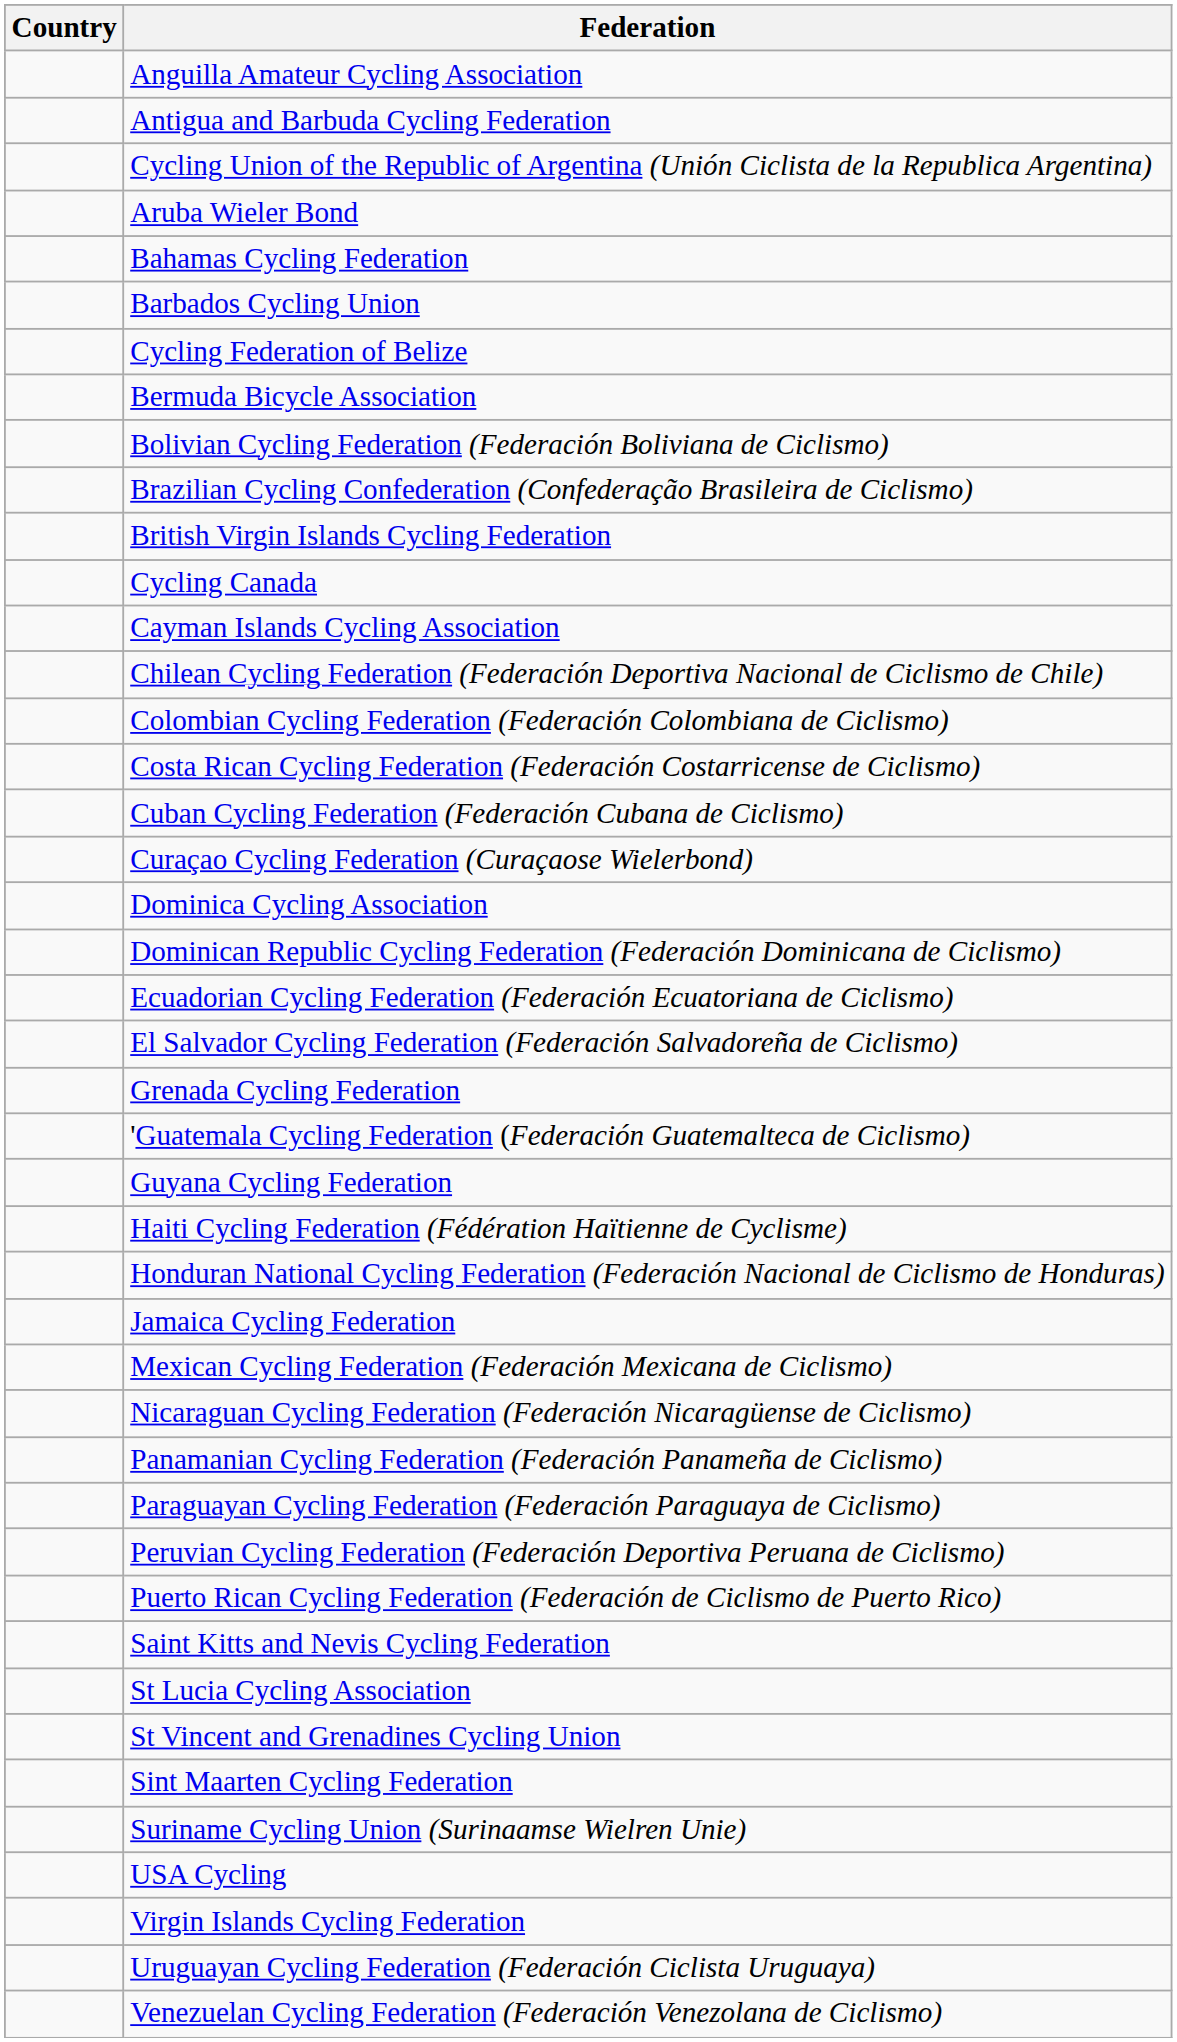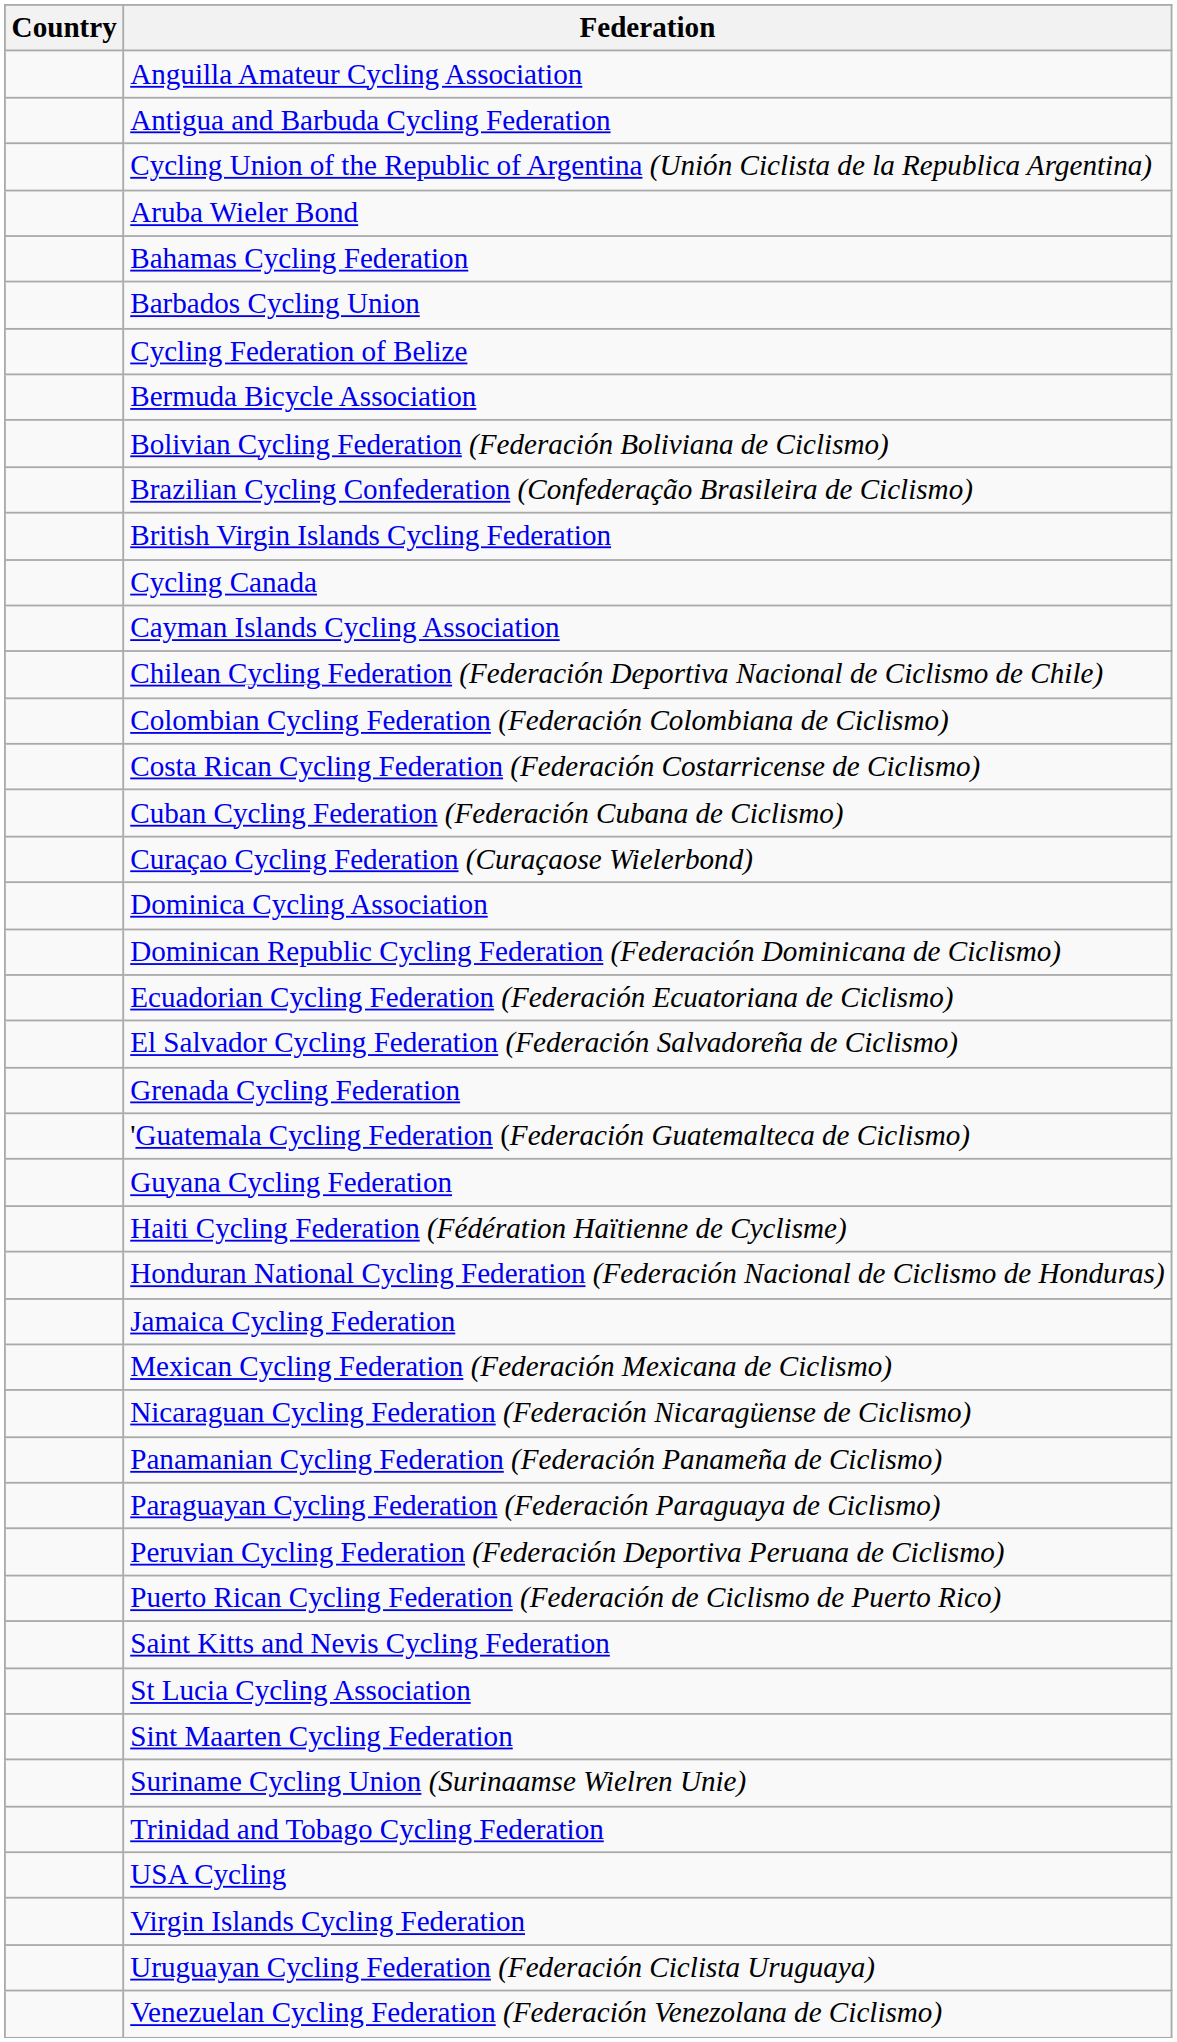- row: (375, 1736)
+ row: (367, 1828)
